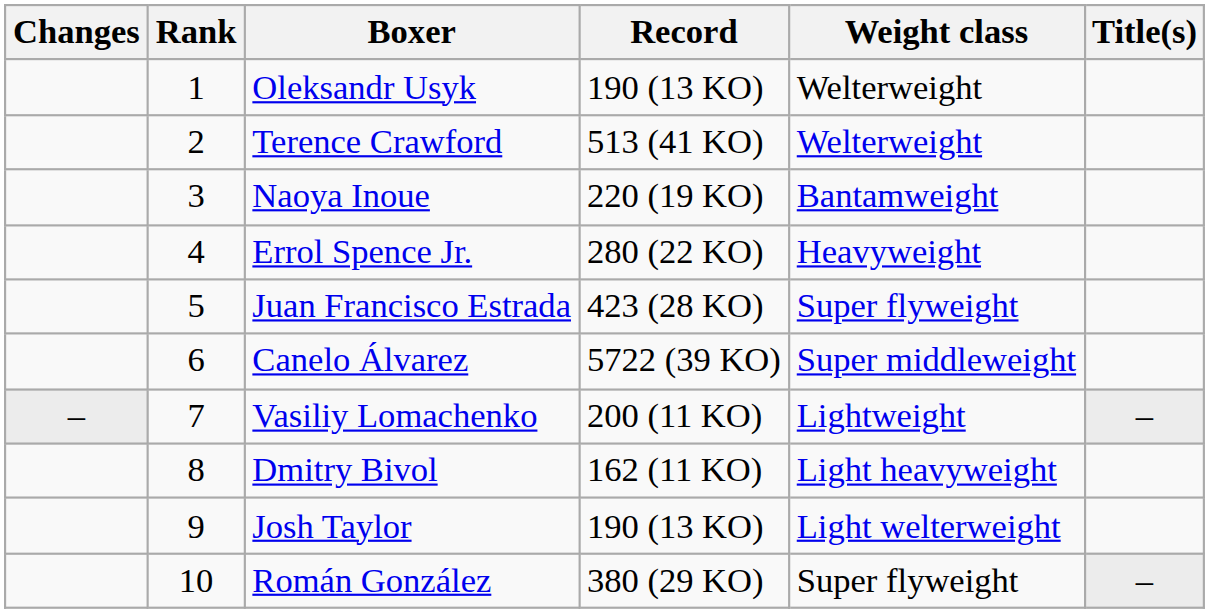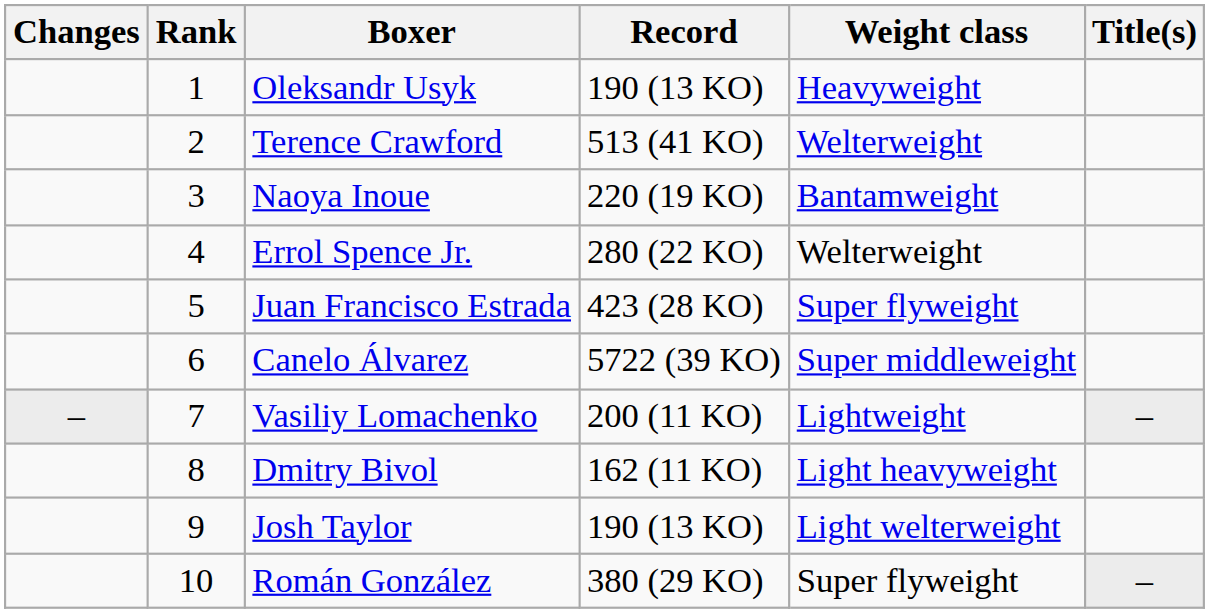(889, 86) Welterweight -> (889, 86) Heavyweight
(889, 251) Heavyweight -> (889, 251) Welterweight
